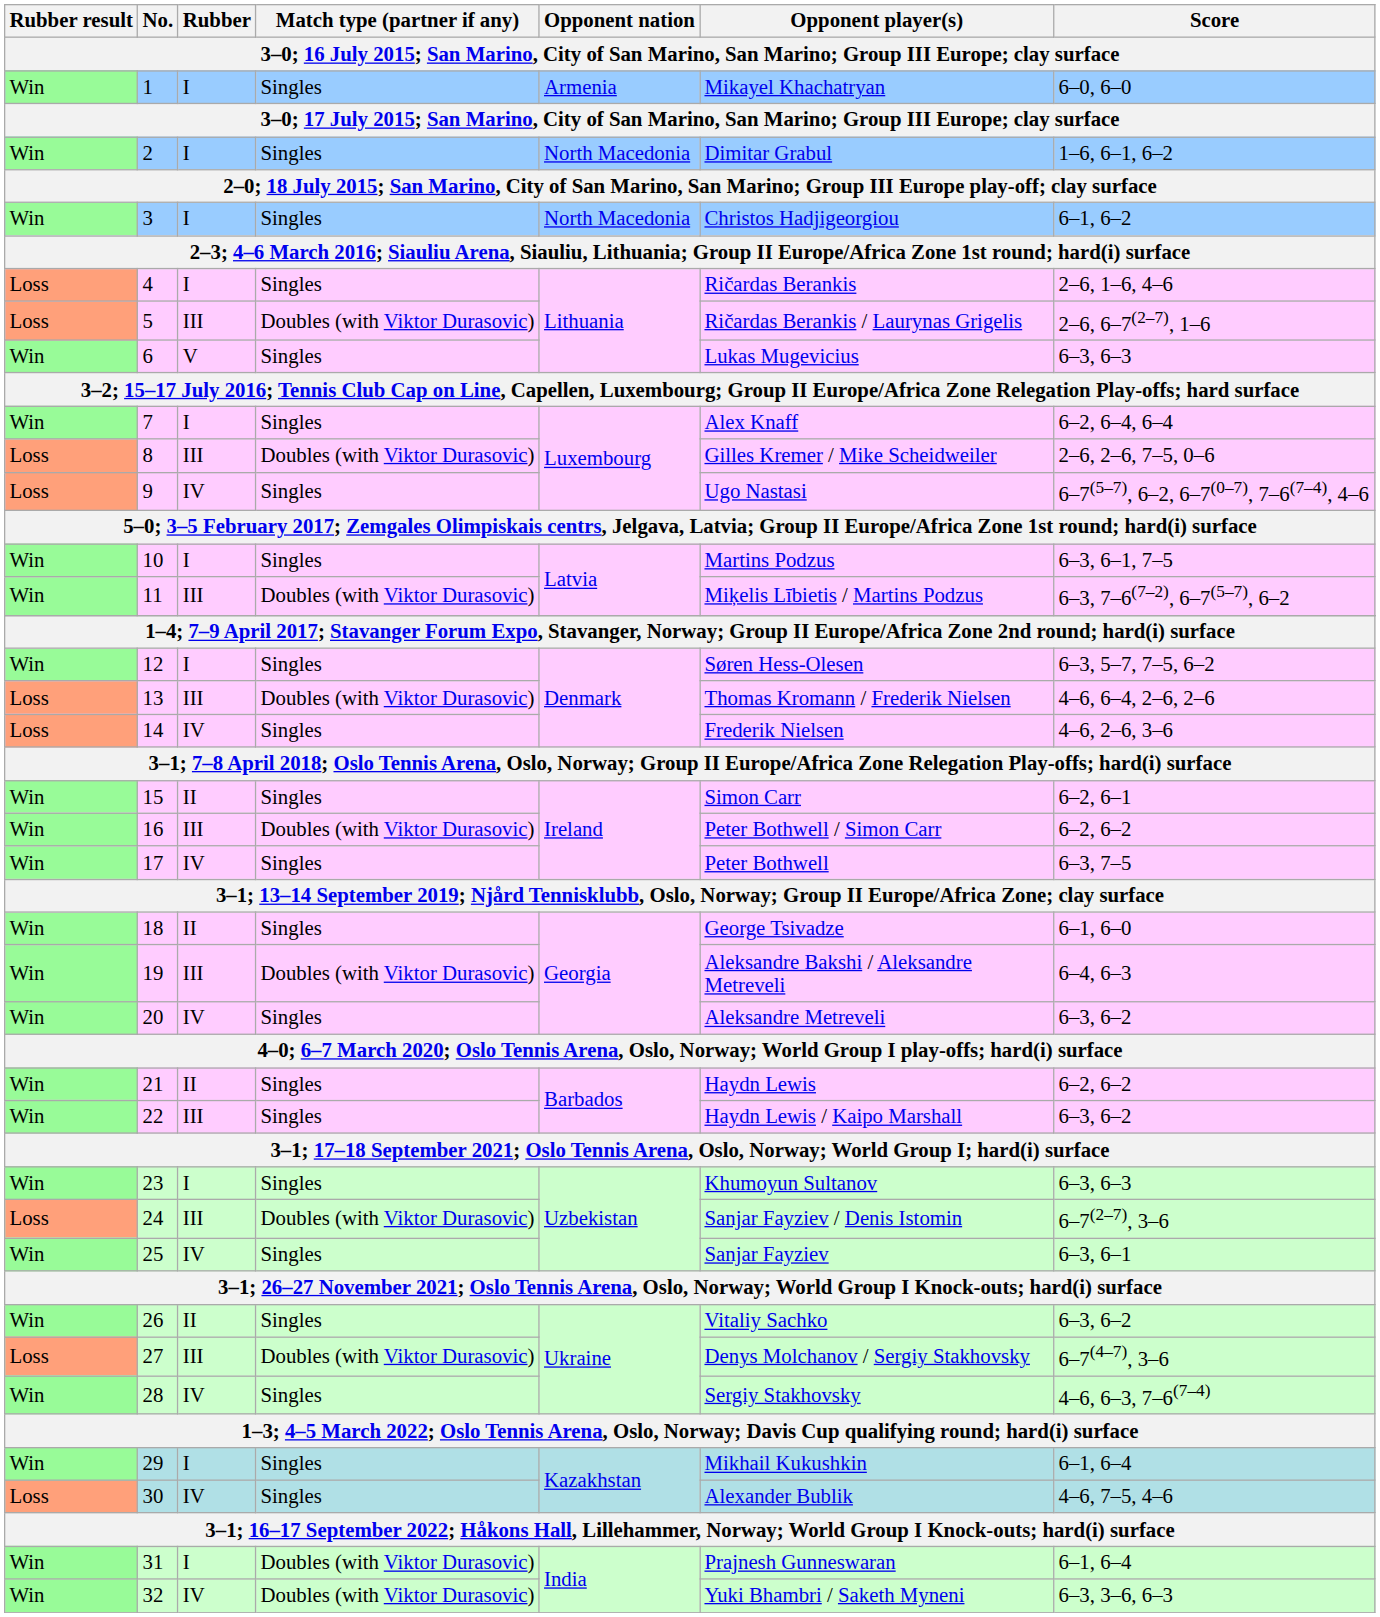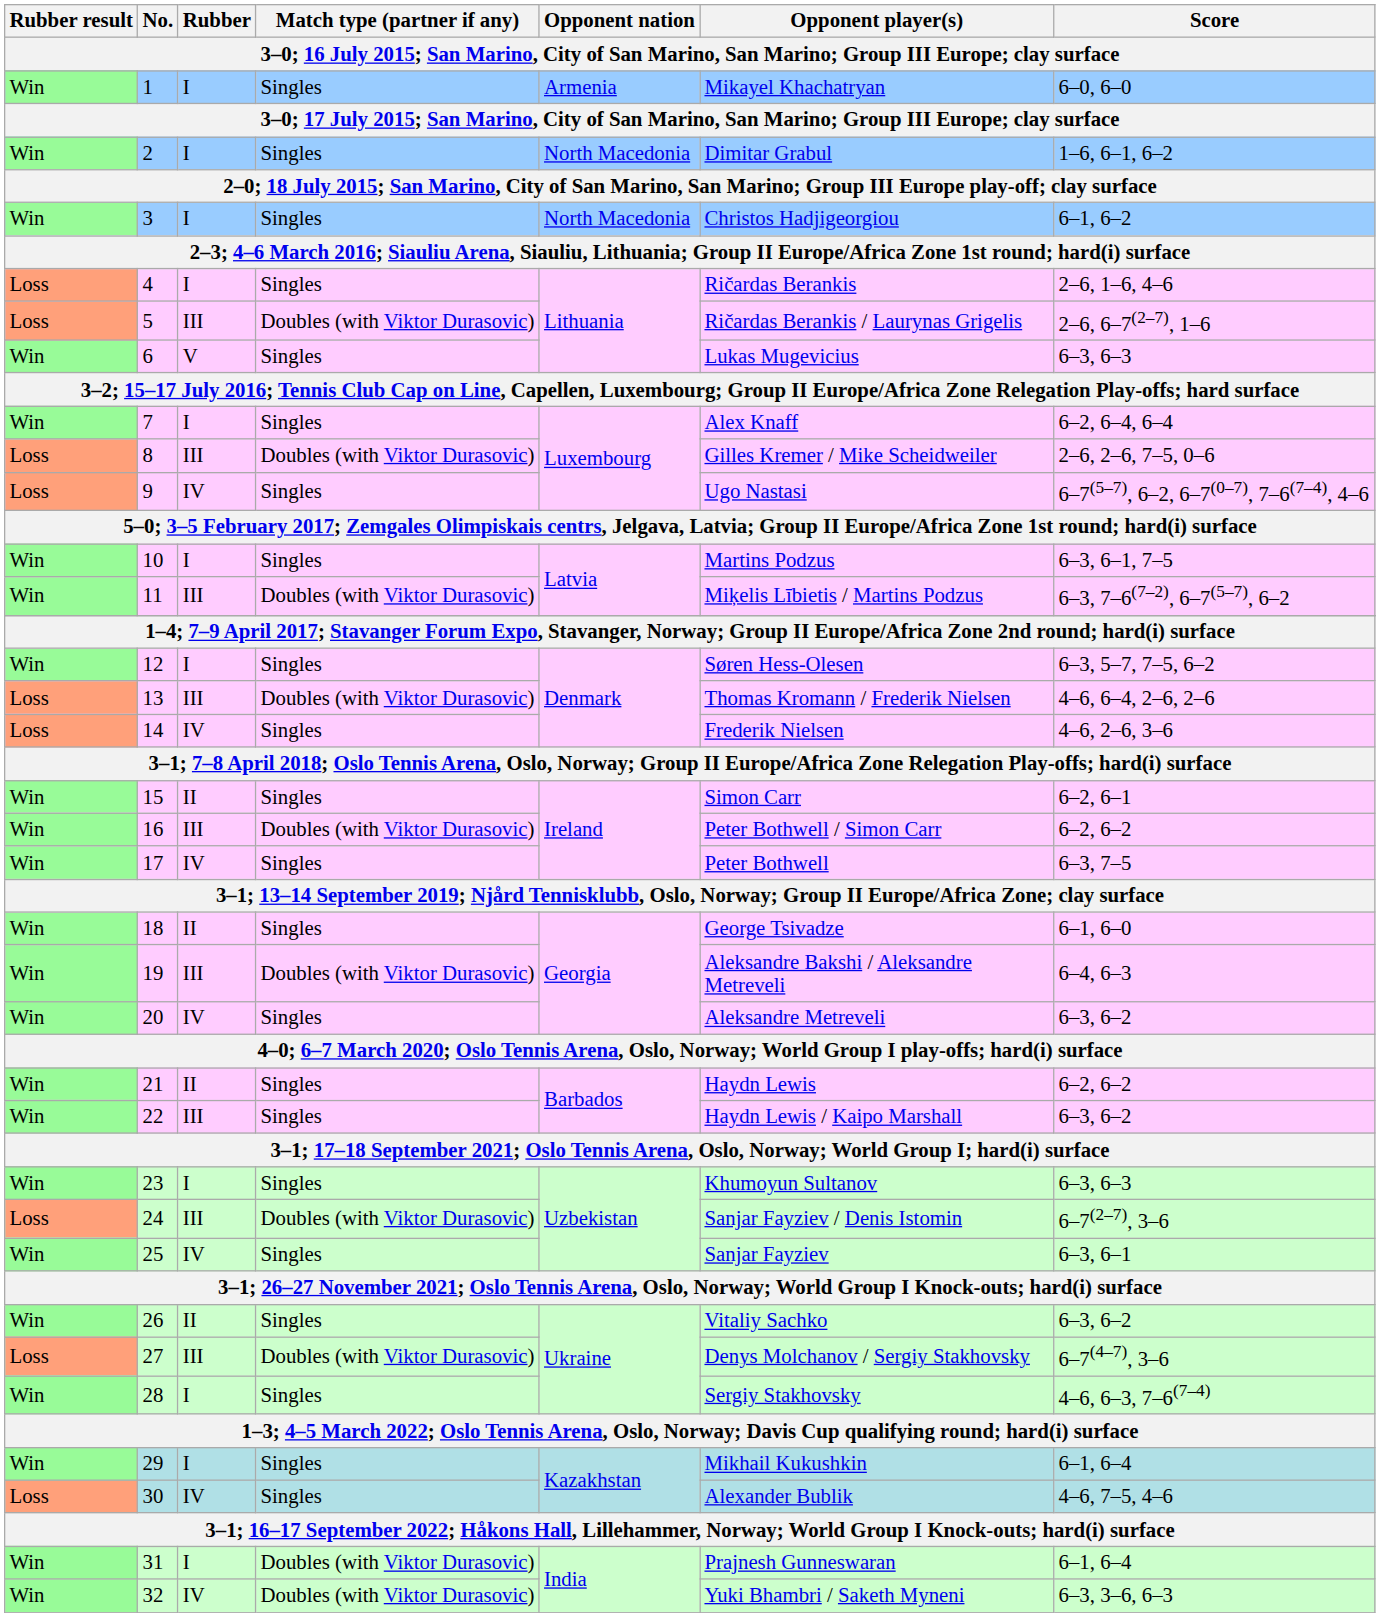(194, 1394) IV -> (186, 1394) I
